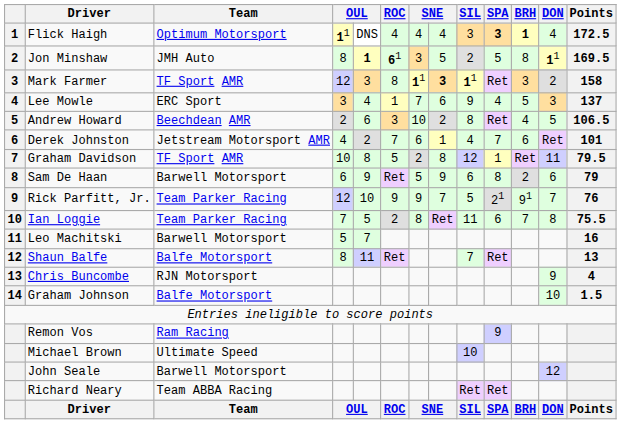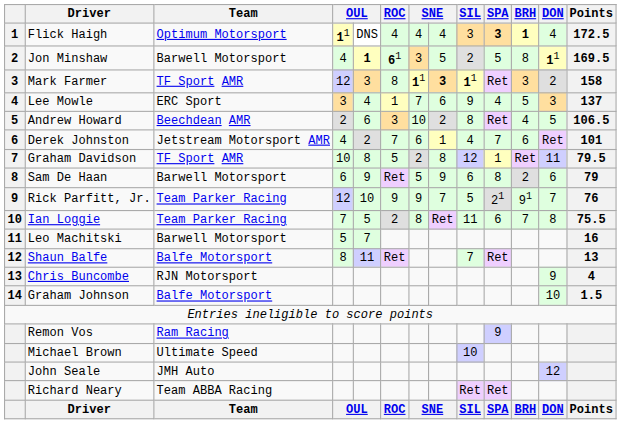(185, 58) JMH Auto -> (222, 58) Barwell Motorsport
(343, 58) 8 -> (343, 58) 4
(222, 372) Barwell Motorsport -> (185, 372) JMH Auto
